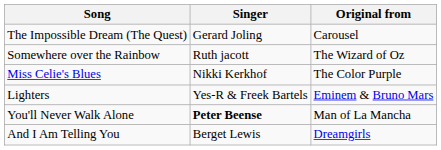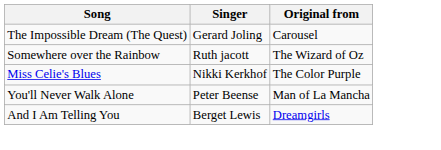- row: (28, 94)
(227, 114) bold -> (226, 94) normal
